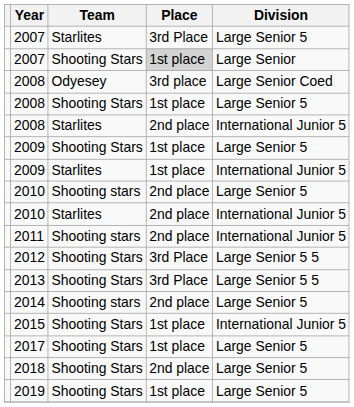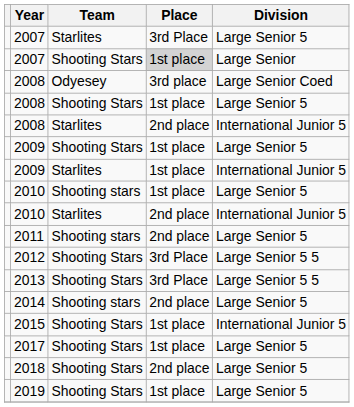(179, 192) 2nd place -> (177, 192) 1st place
(281, 236) International Junior 5 -> (262, 236) Large Senior 5
